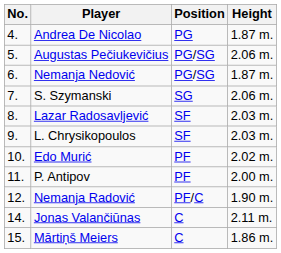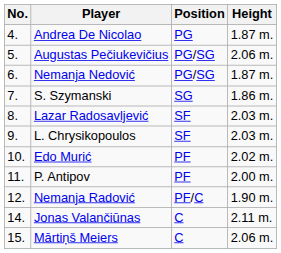(252, 95) 2.06 m. -> (252, 95) 1.86 m.
(252, 237) 1.86 m. -> (252, 237) 2.06 m.
